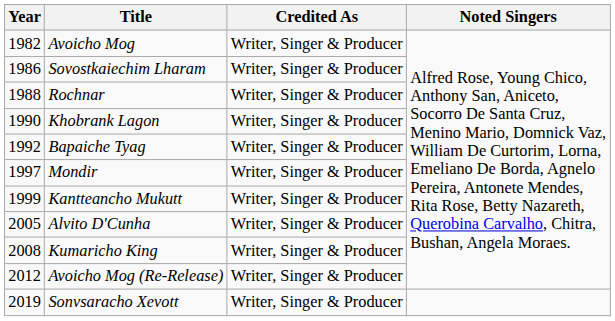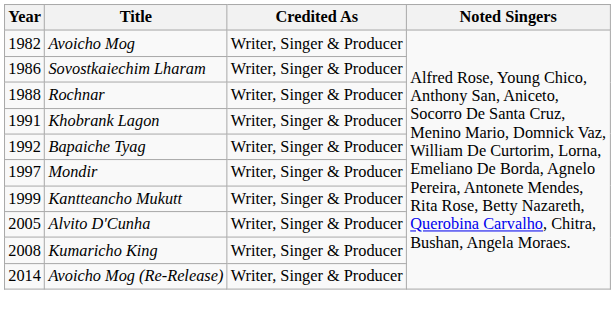(25, 120) 1990 -> (25, 120) 1991
(25, 276) 2012 -> (25, 276) 2014
- row: (113, 302)
